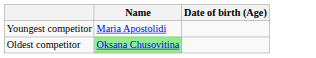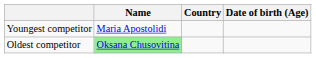+ column: (203, 12)
